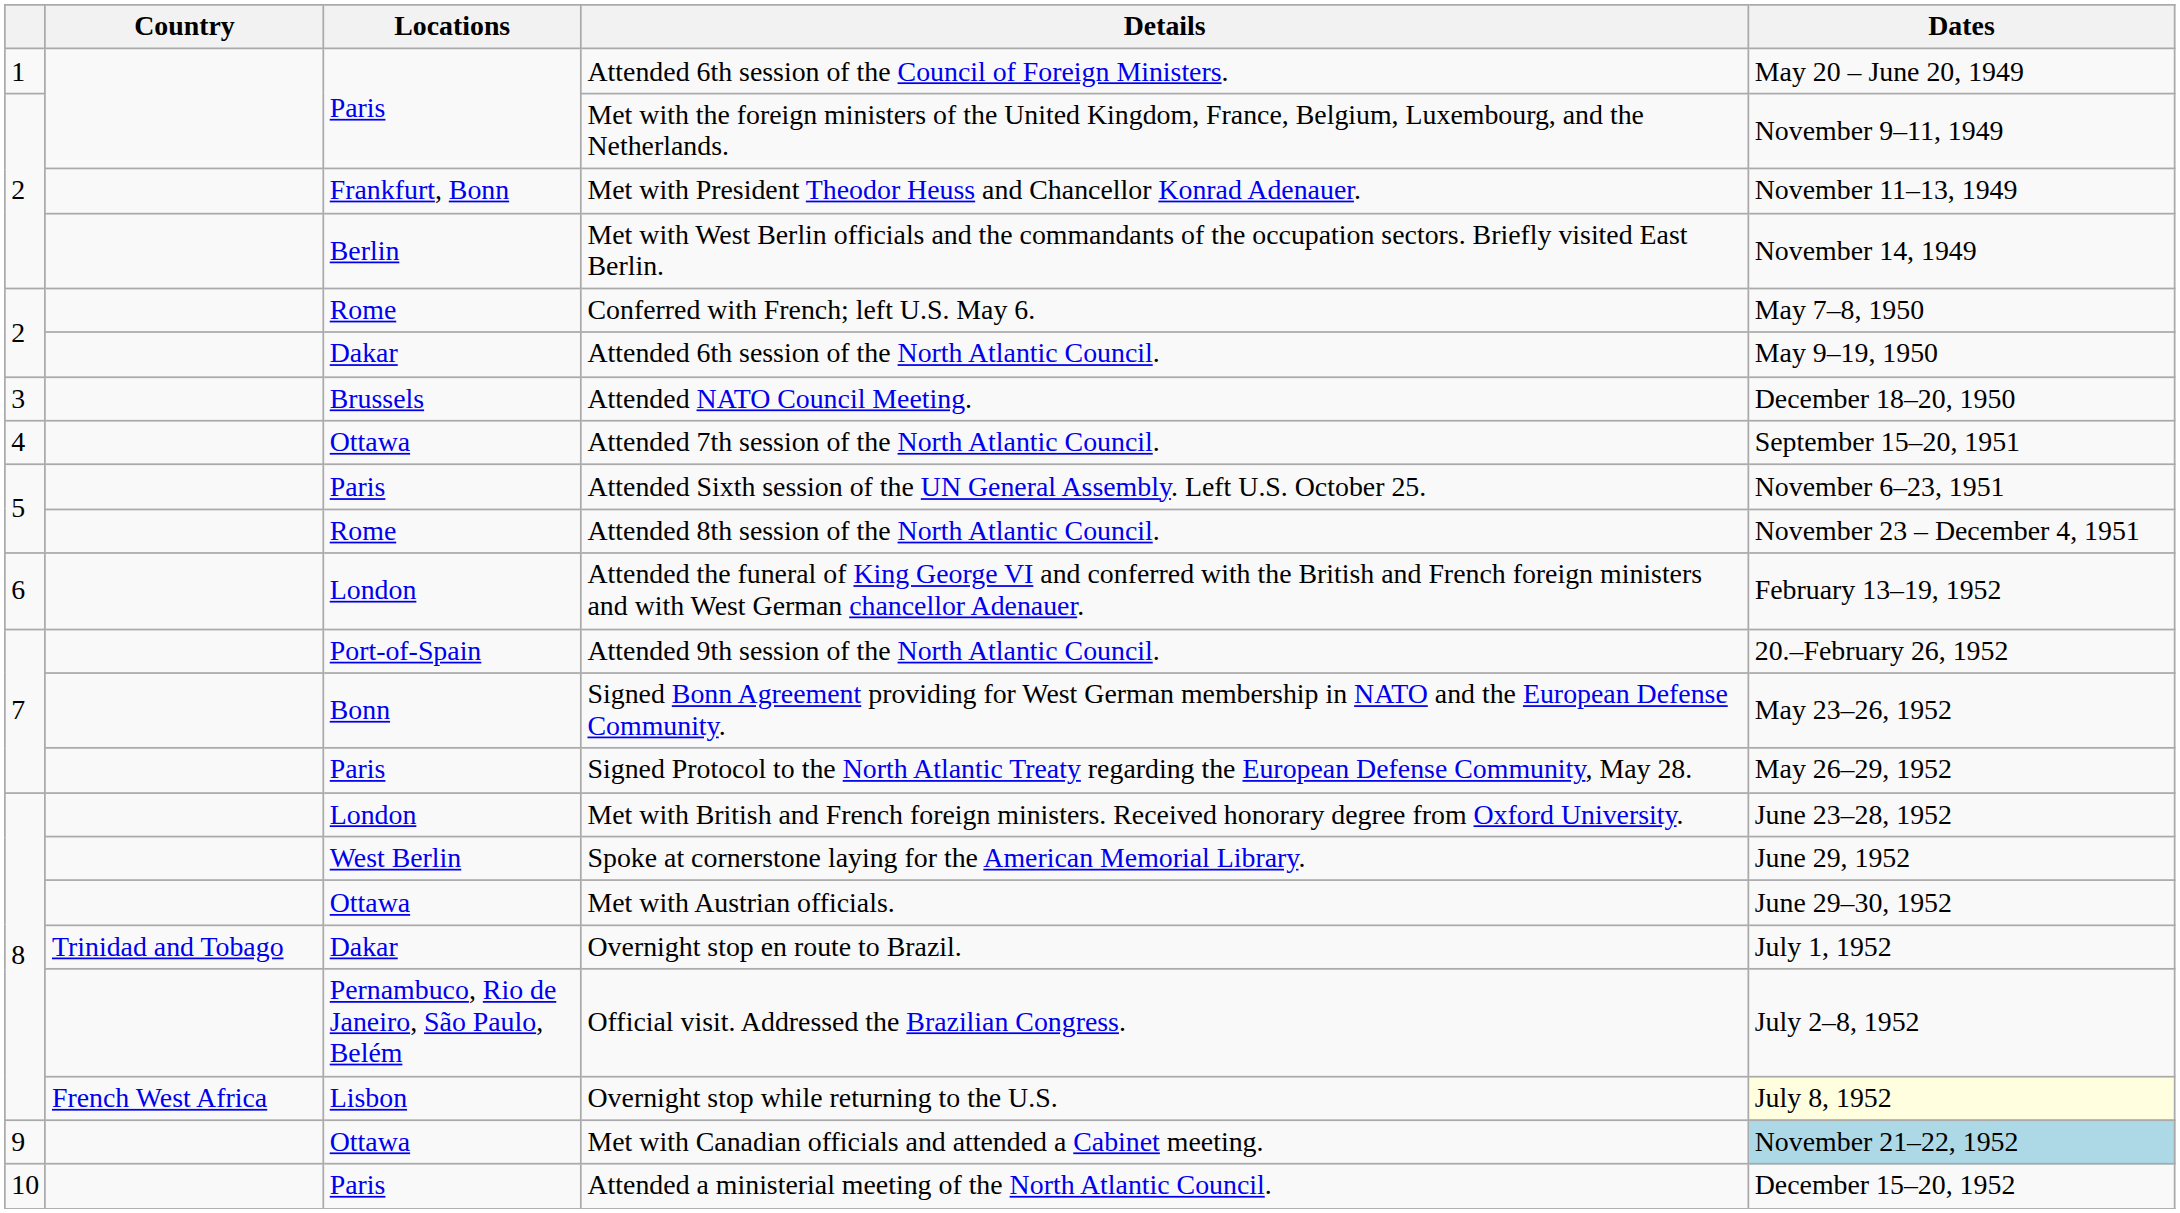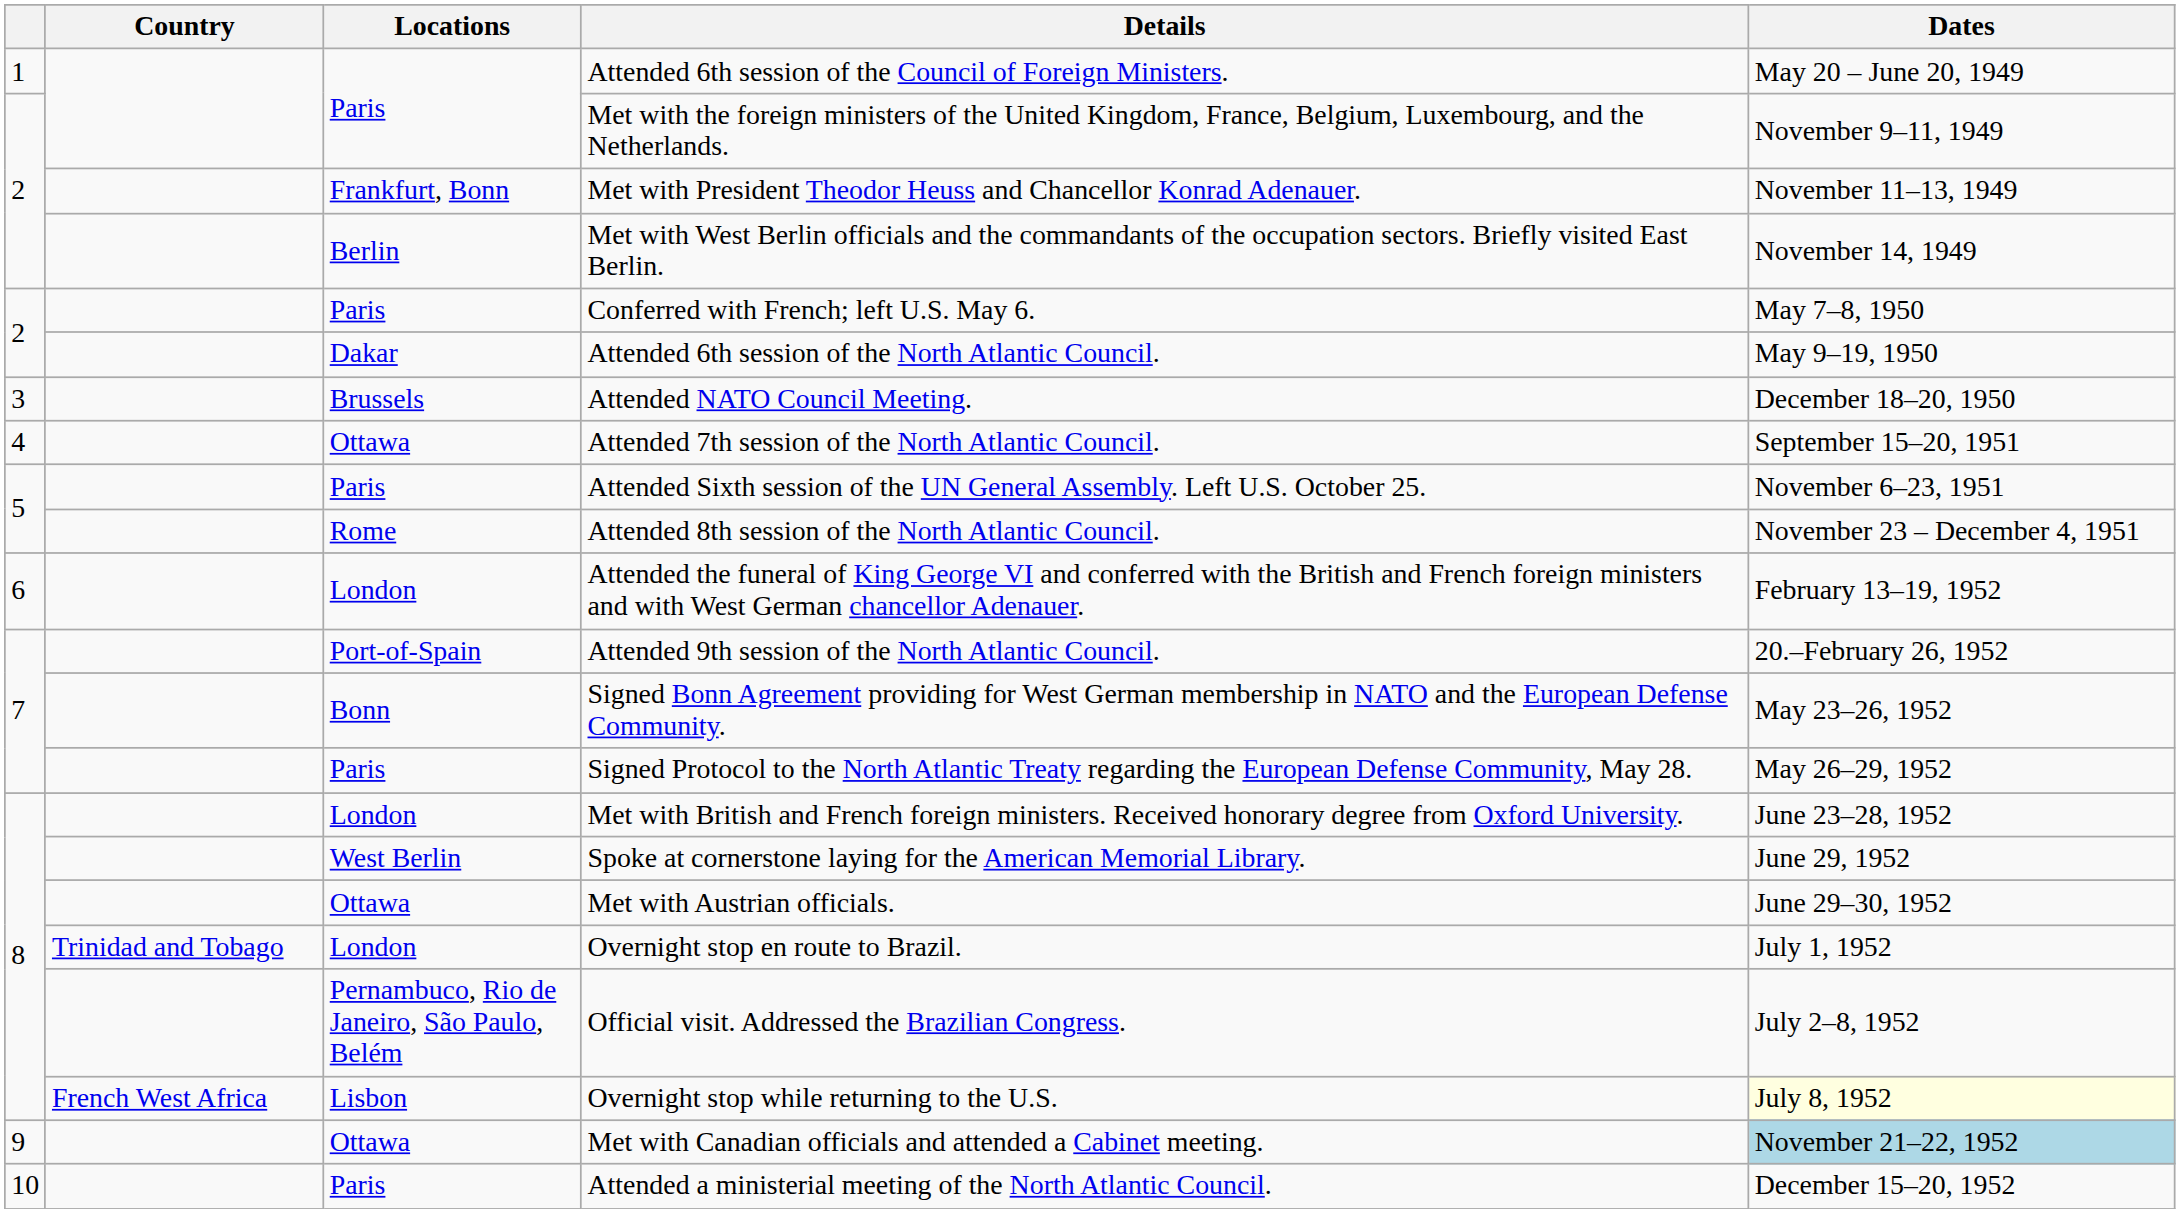(363, 309) Rome -> (358, 309) Paris
(364, 946) Dakar -> (373, 946) London
